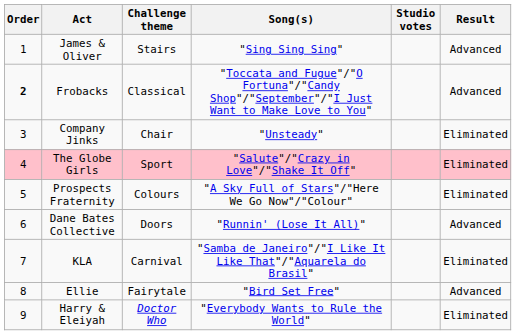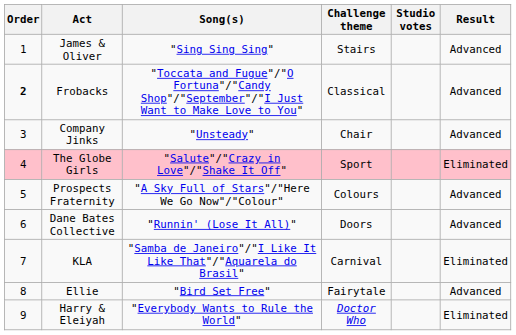columns swapped: (291, 19) <-> (157, 19)
(476, 134) Eliminated -> (476, 134) Advanced
(476, 195) Eliminated -> (476, 195) Advanced
